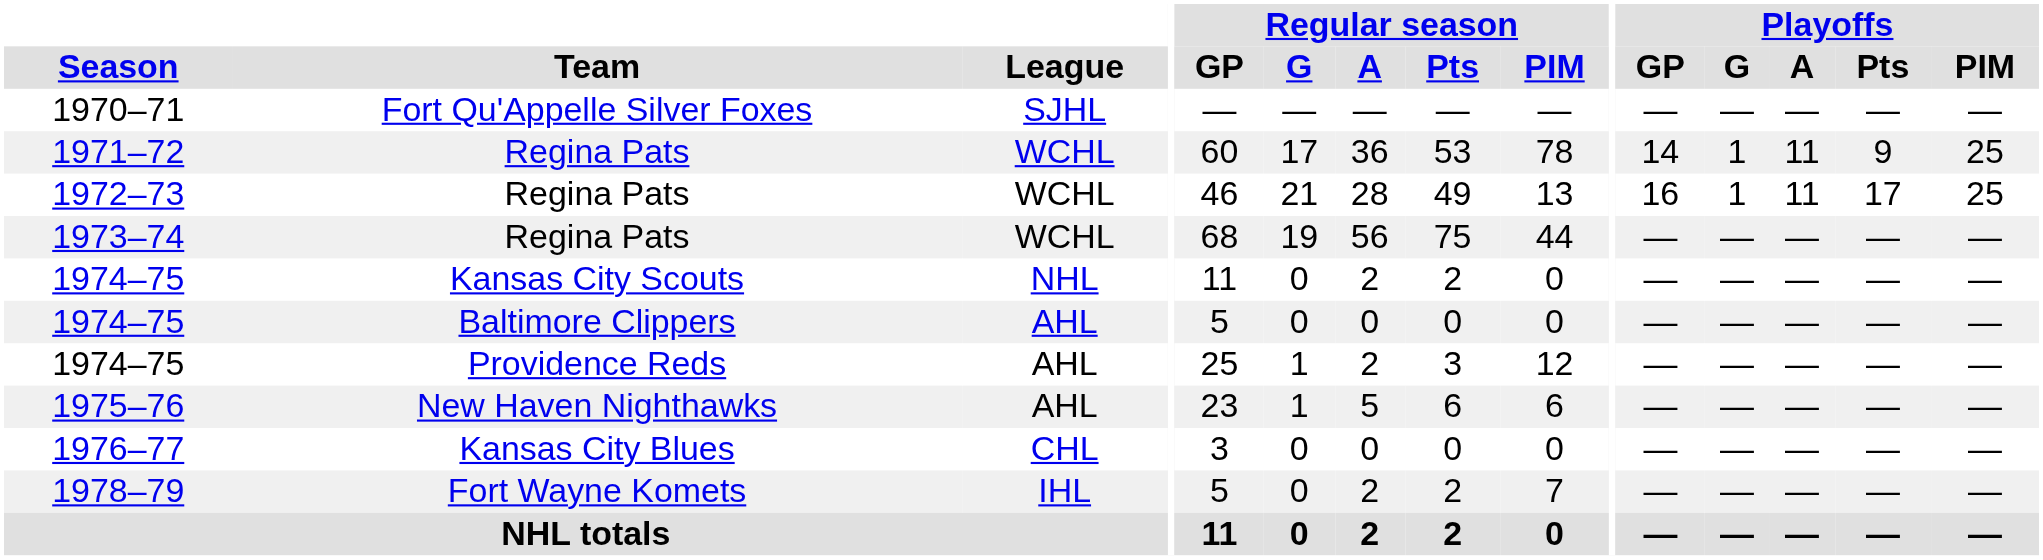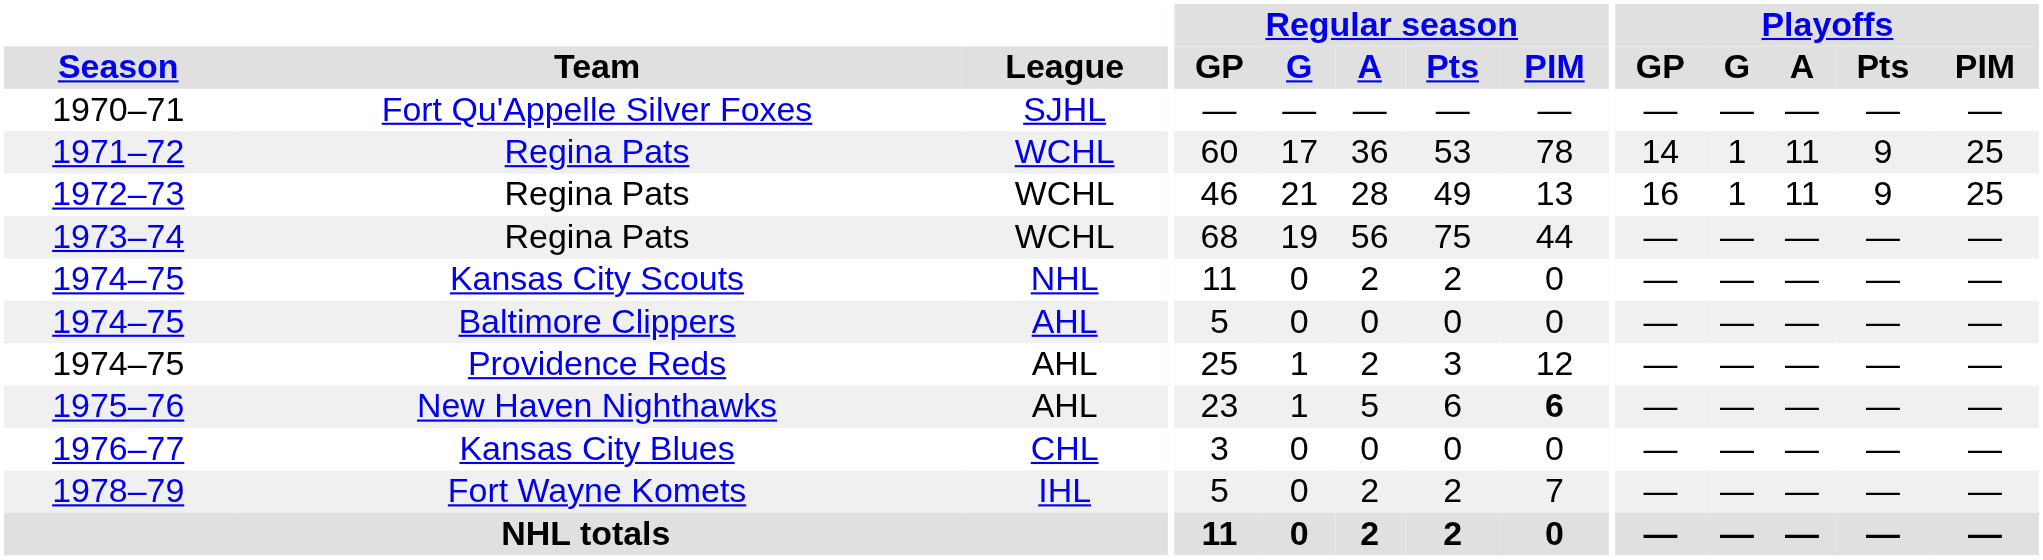(1883, 194) 17 -> (1883, 194) 9
(1555, 406) normal -> (1555, 406) bold
